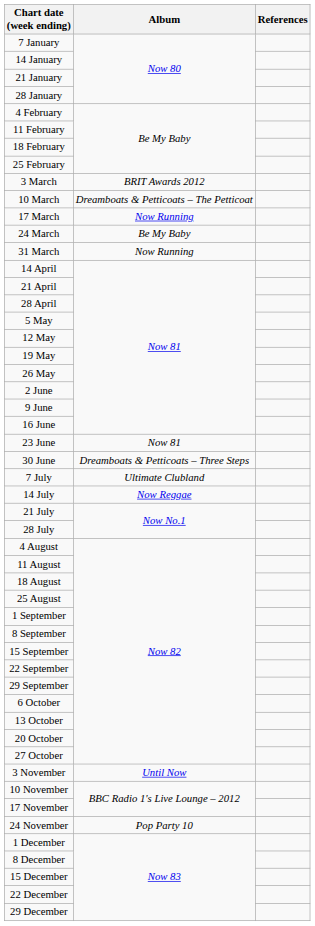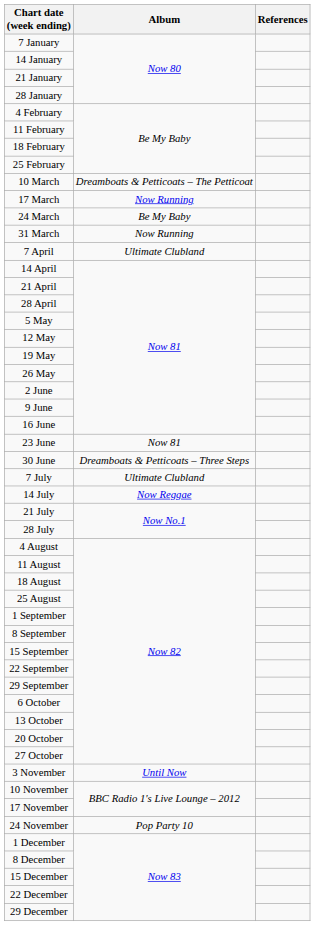- row: (39, 181)
+ row: (39, 251)
